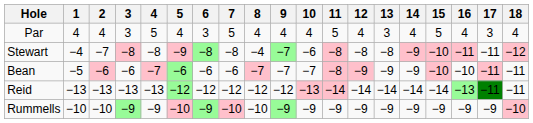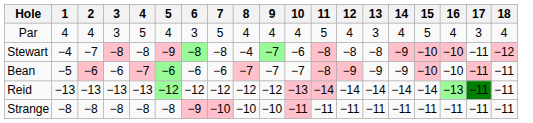(464, 52) −11 -> (453, 52) −10
+ row: (28, 109)
- row: (34, 109)
